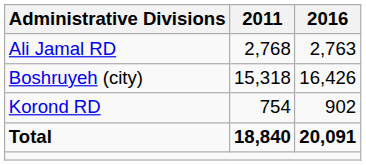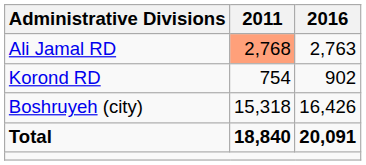(268, 48) no background -> (268, 48) lightsalmon background
rows swapped: (55, 107) <-> (76, 78)
